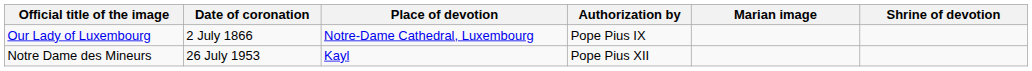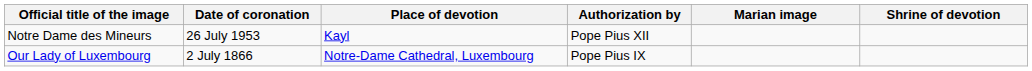rows swapped: (79, 35) <-> (79, 55)
